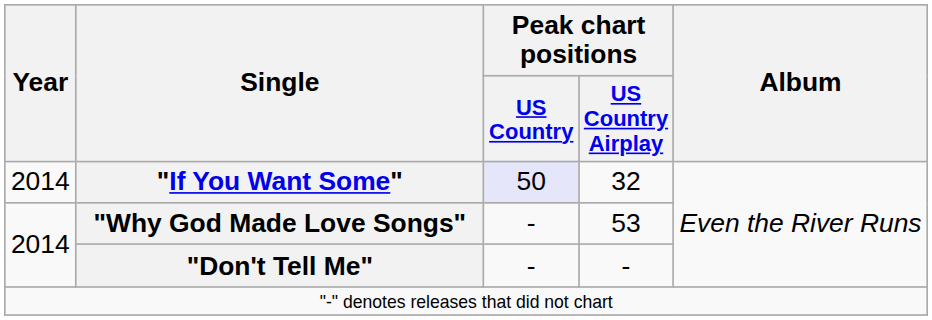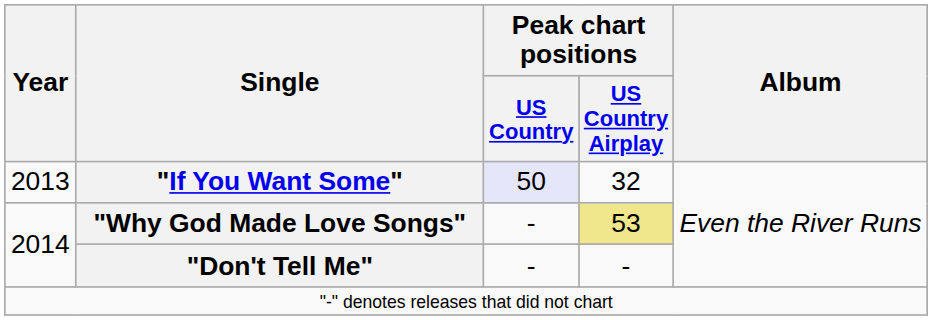(40, 181) 2014 -> (40, 181) 2013
(626, 223) no background -> (626, 223) khaki background
